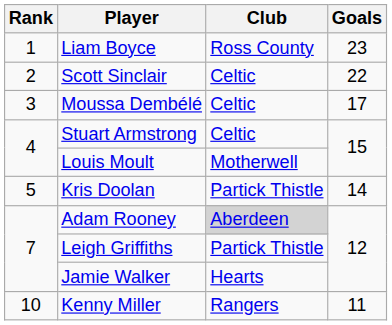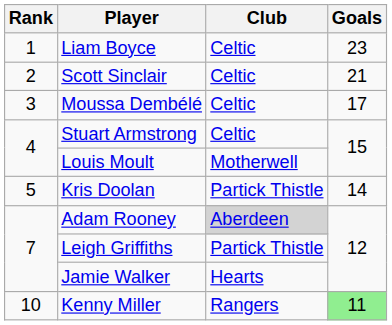(262, 47) Ross County -> (233, 47) Celtic
(357, 76) 22 -> (357, 76) 21
(357, 305) no background -> (357, 305) lightgreen background
